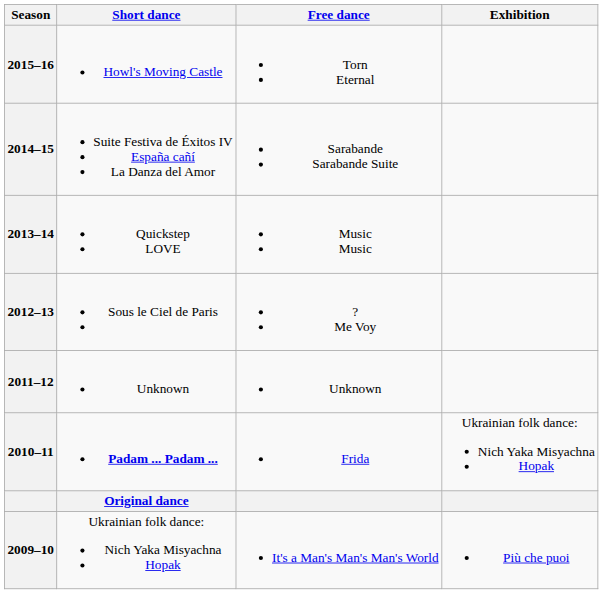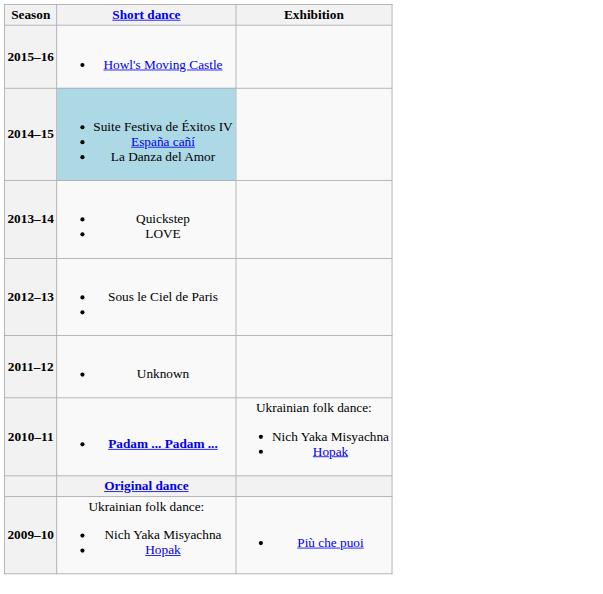- column: (339, 15)
(146, 157) no background -> (146, 142) lightblue background
